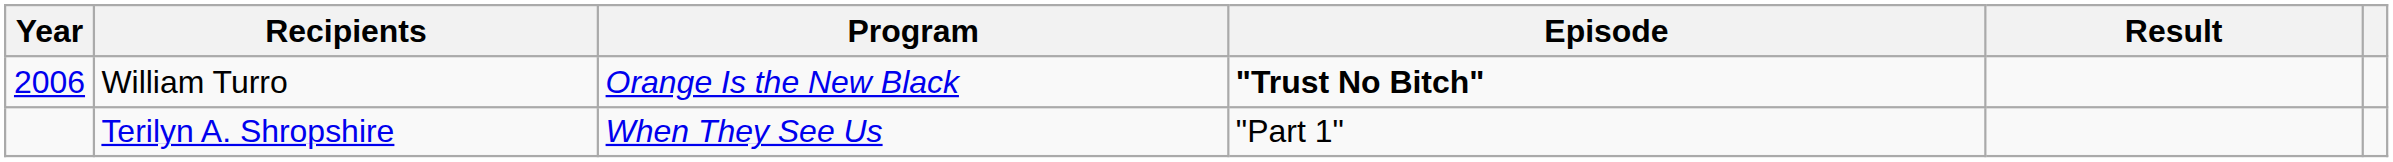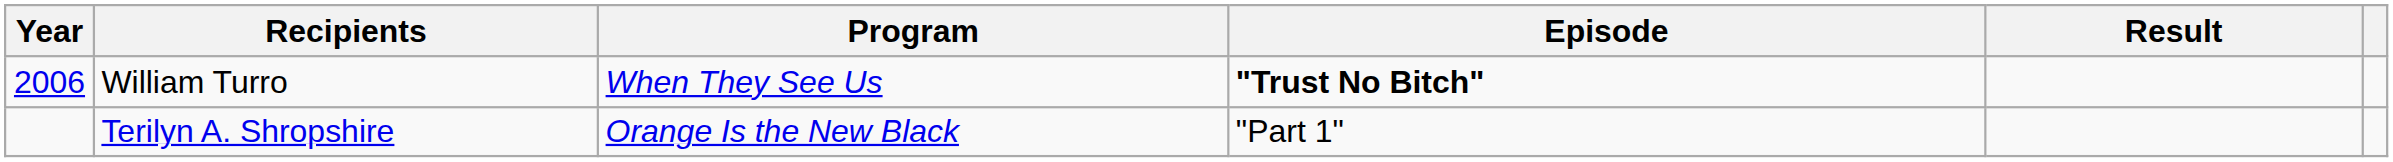(782, 81) Orange Is the New Black -> (744, 81) When They See Us
(744, 132) When They See Us -> (782, 132) Orange Is the New Black
